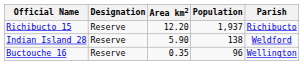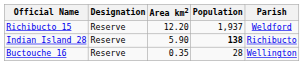(272, 27) Richibucto -> (272, 27) Weldford
(235, 40) normal -> (235, 40) bold
(272, 40) Weldford -> (272, 40) Richibucto
(238, 54) 96 -> (238, 54) 28
